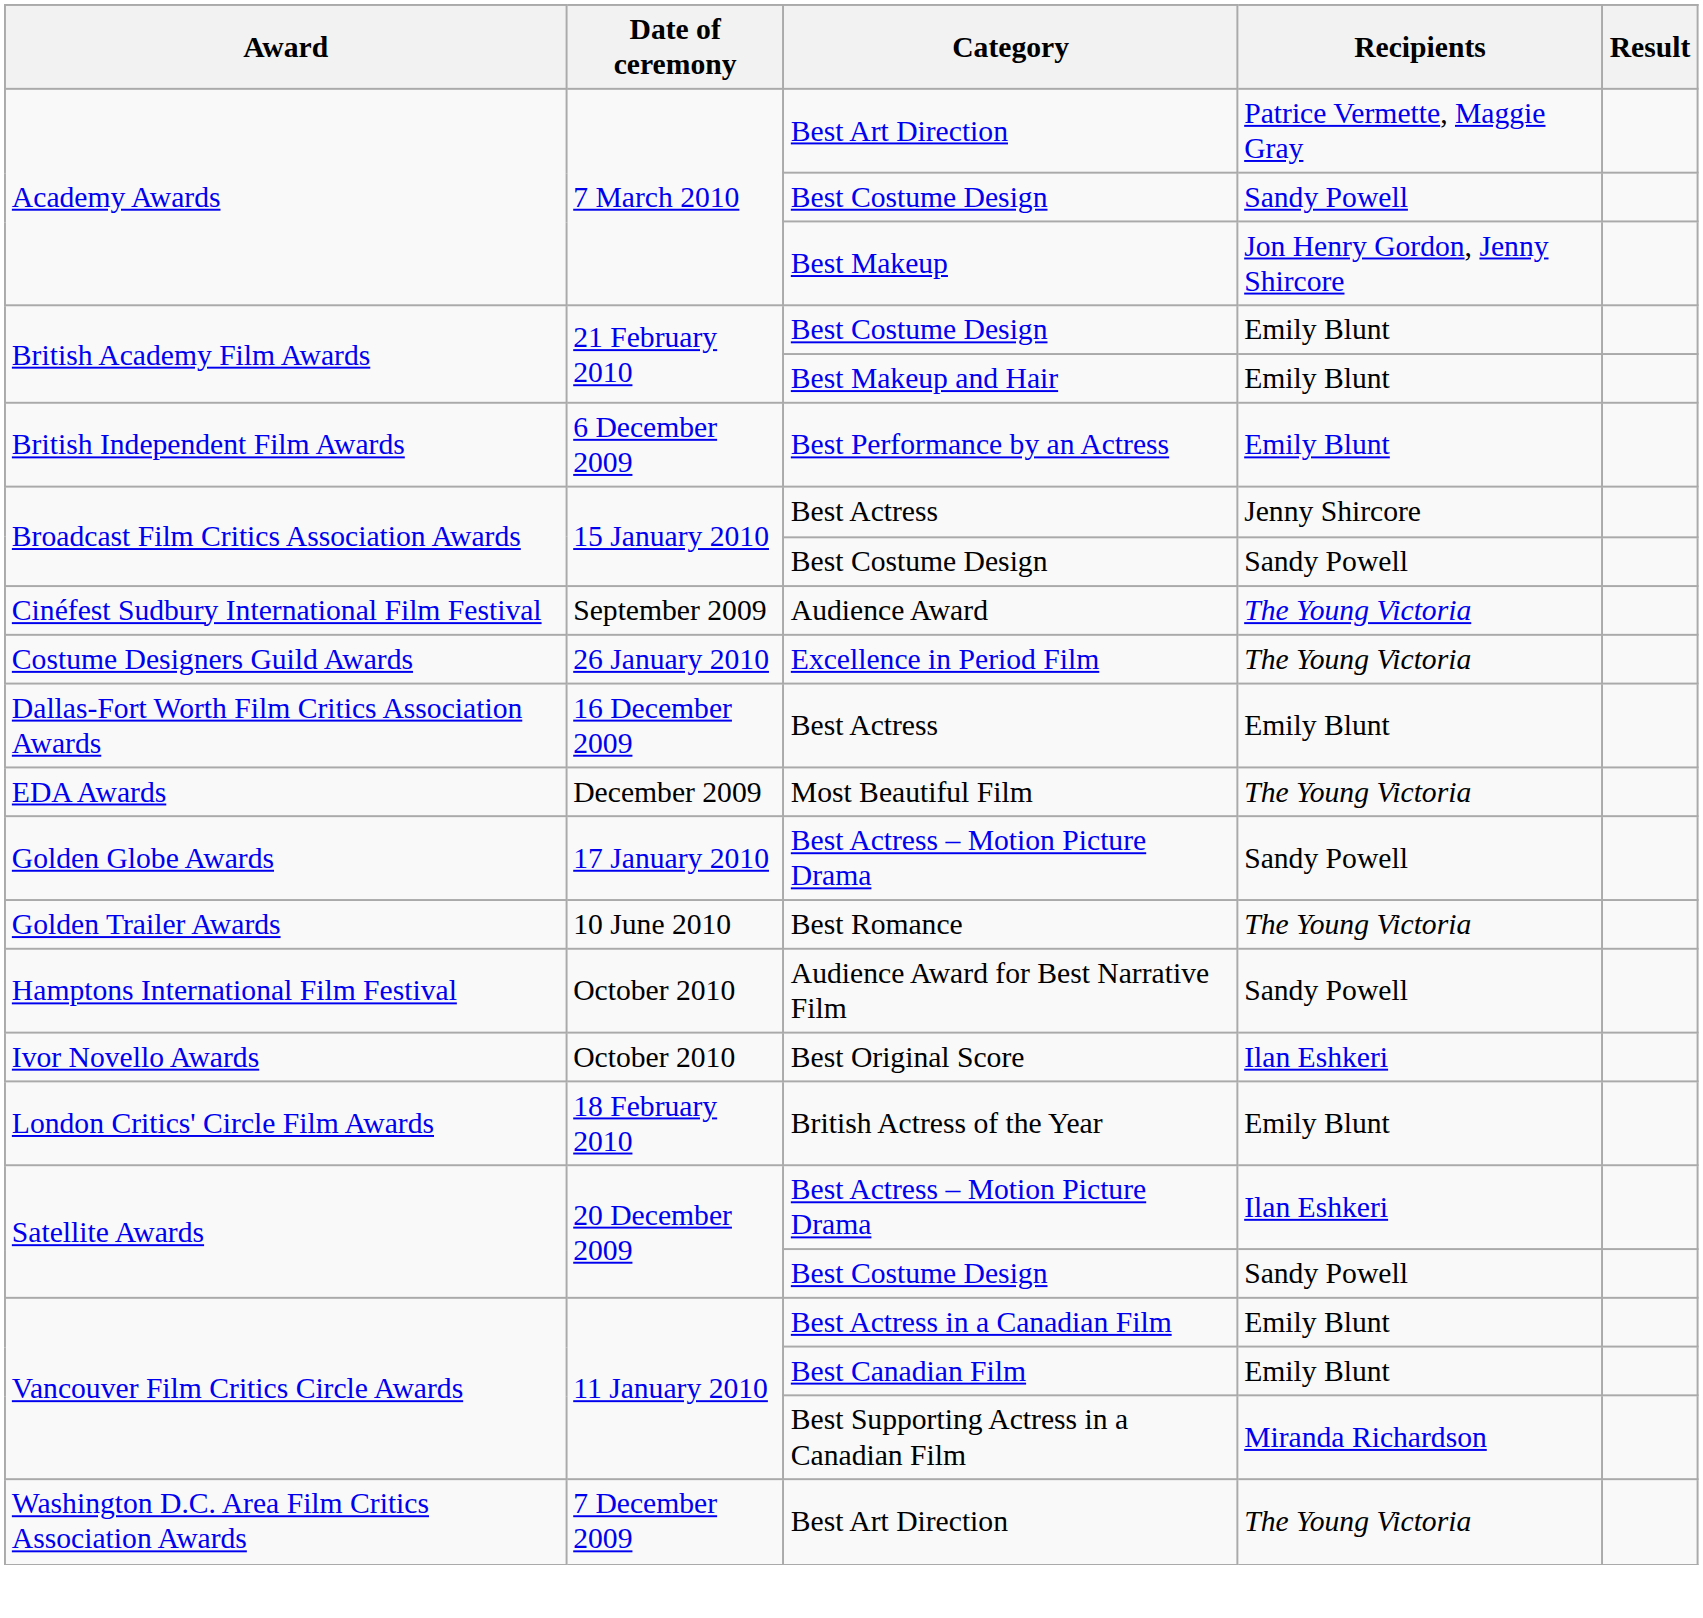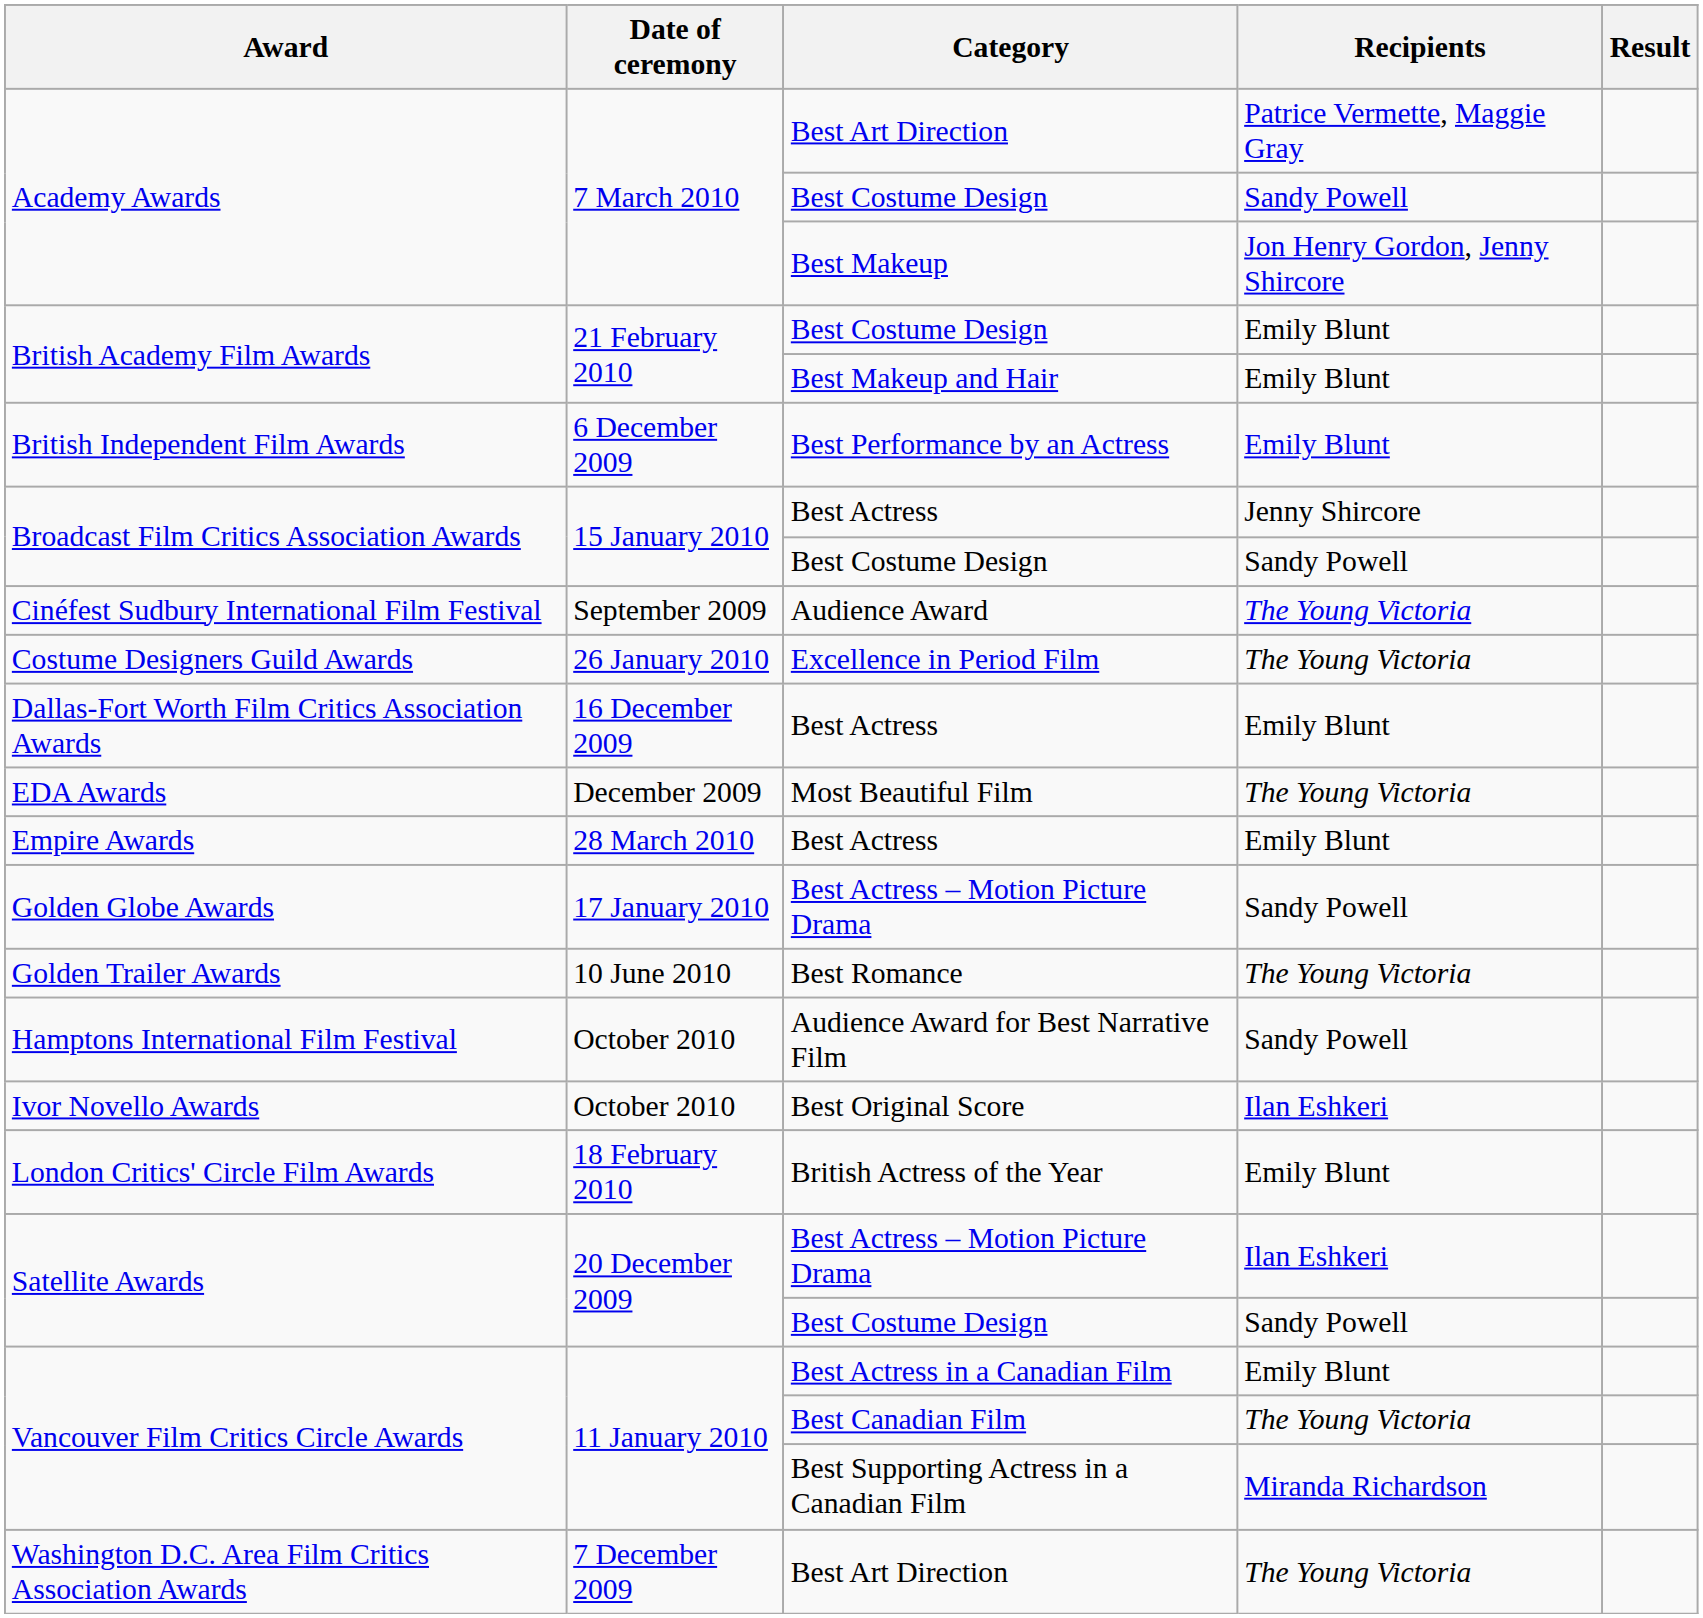+ row: (103, 839)
(1317, 1371) Emily Blunt -> (1358, 1420) The Young Victoria
